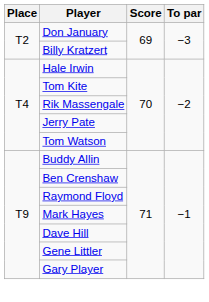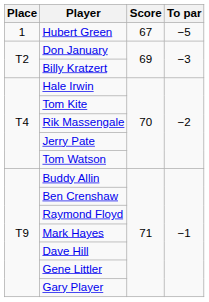+ row: (77, 31)
